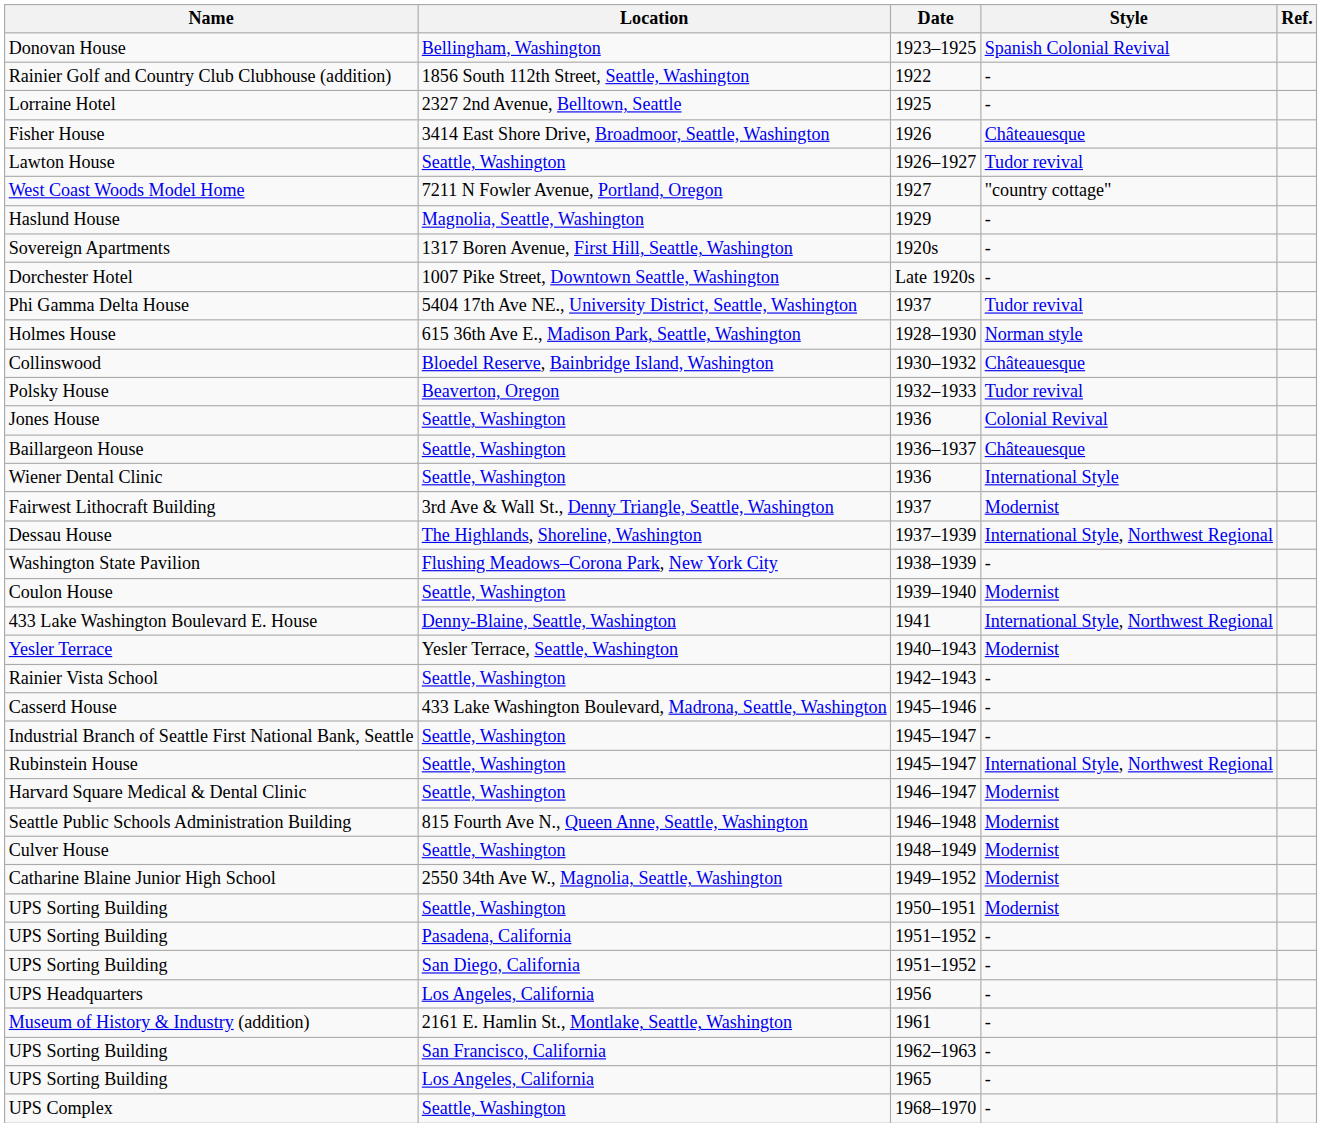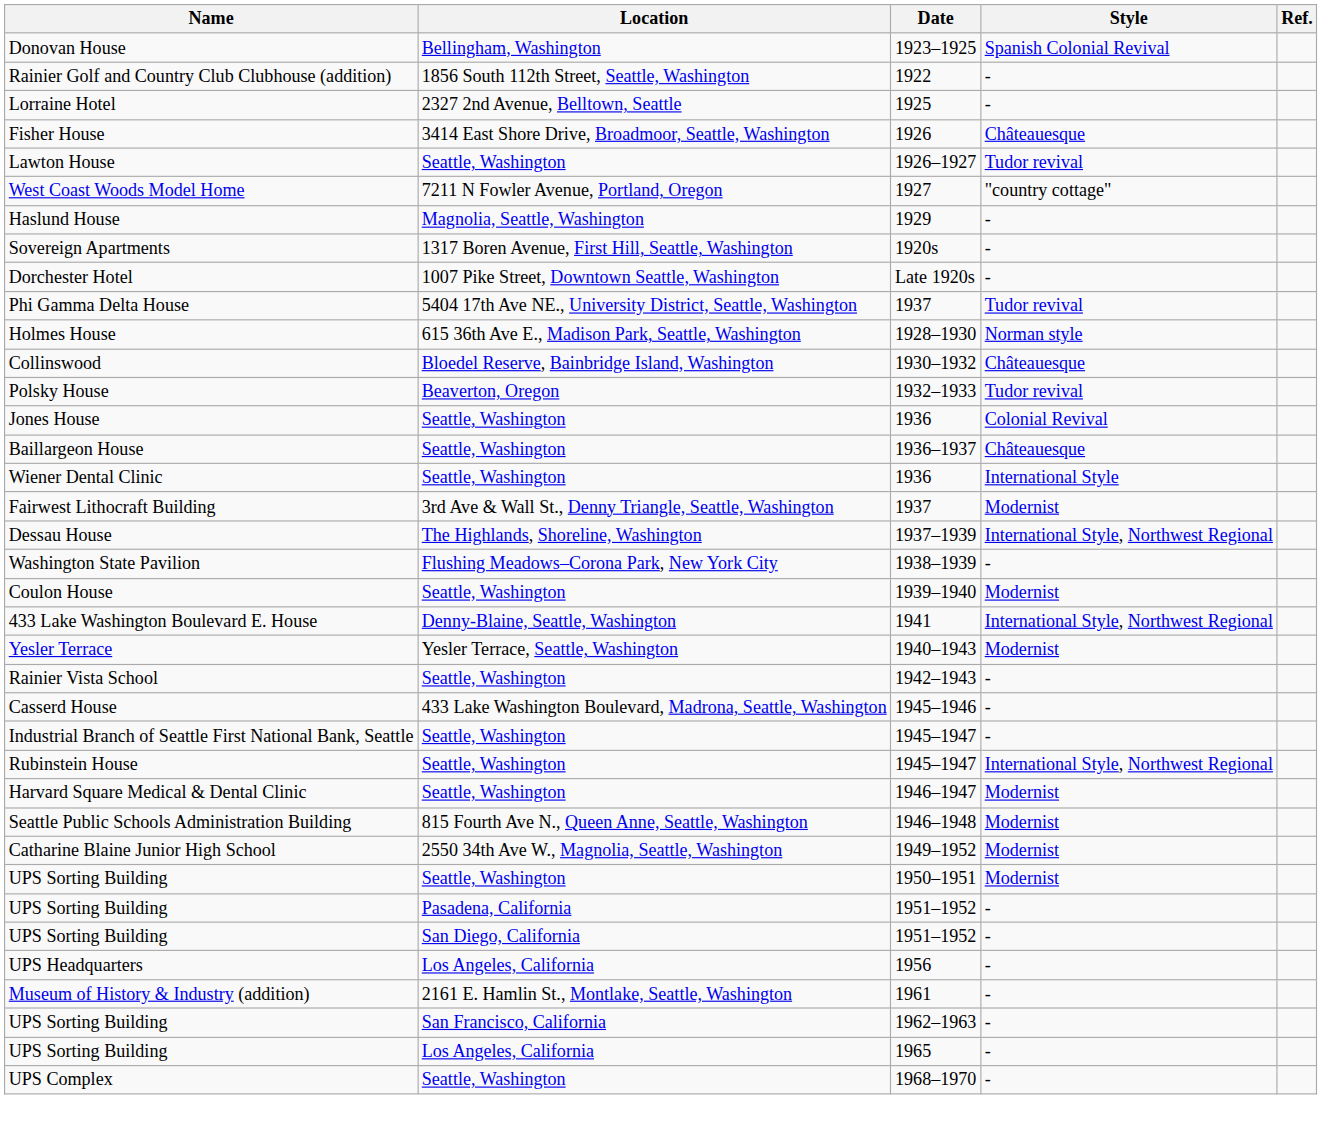- row: (59, 850)
